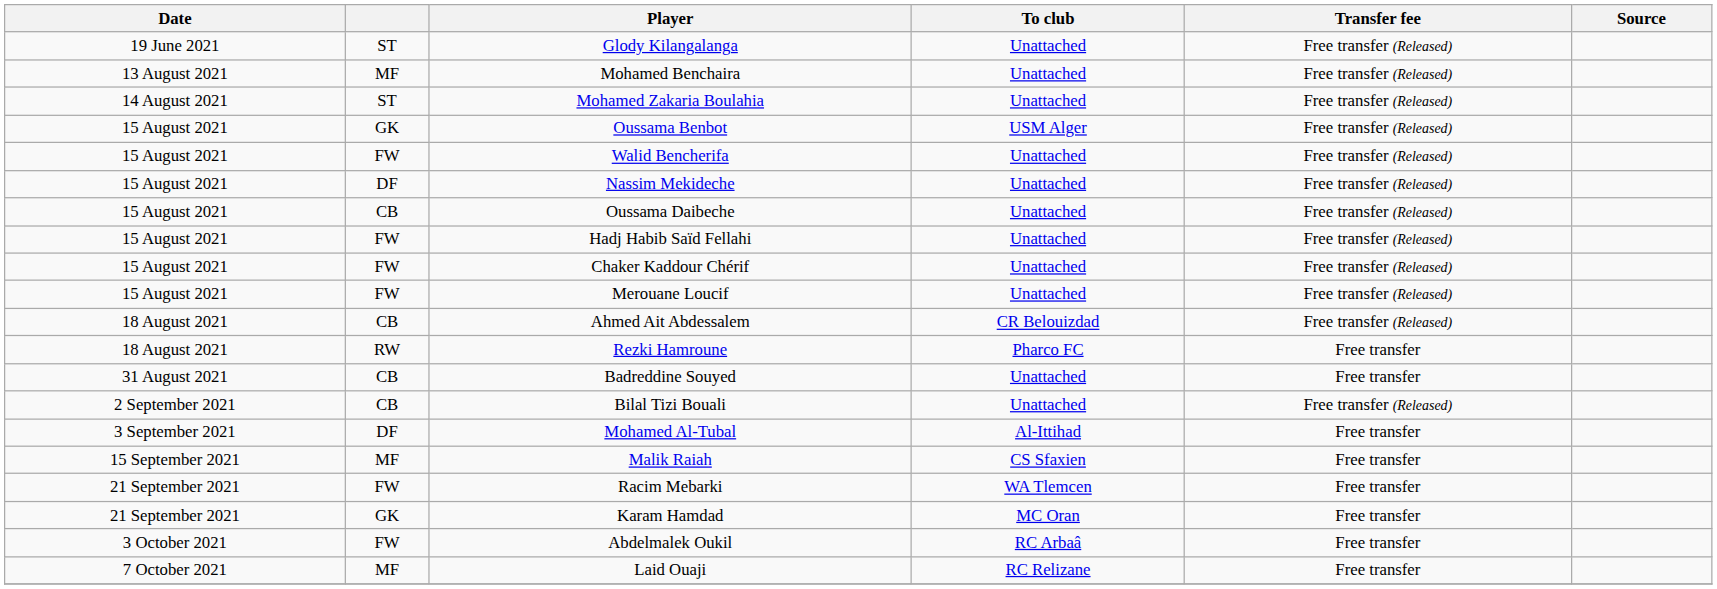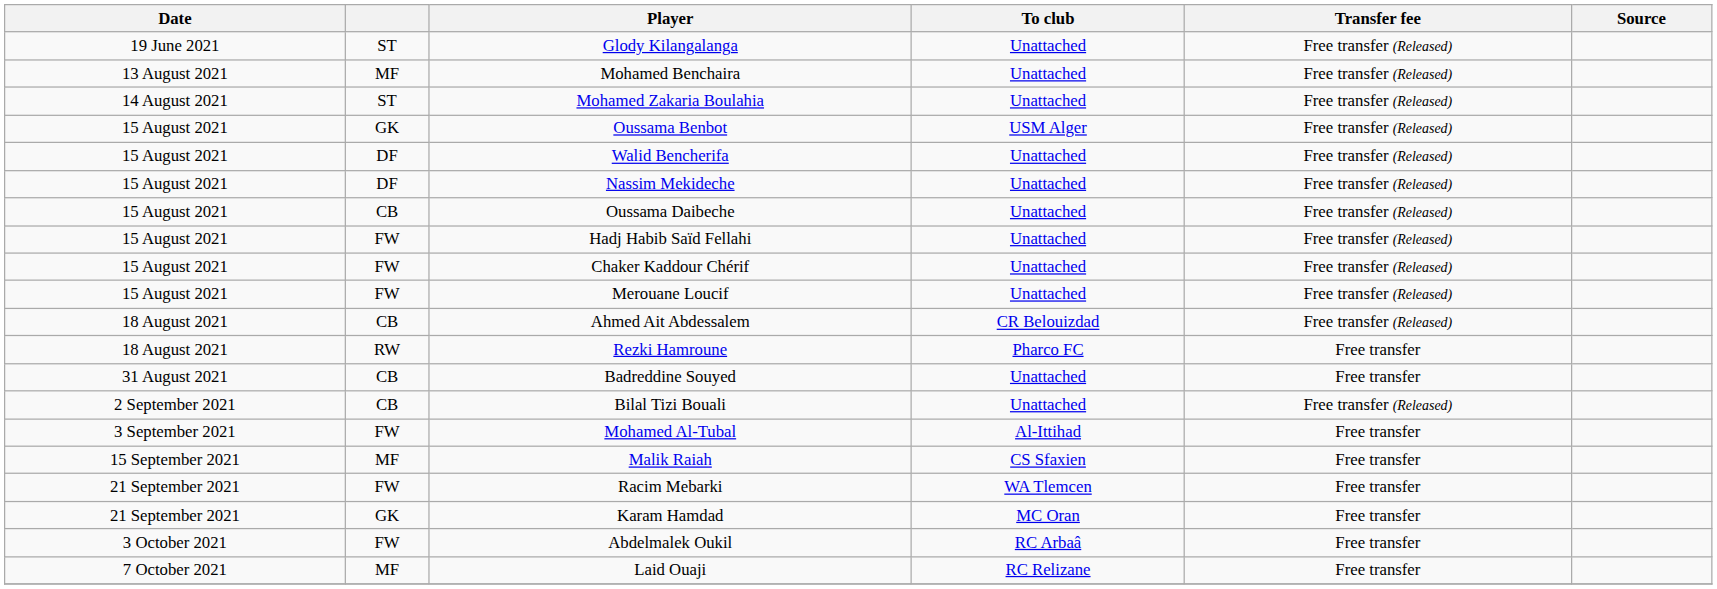(387, 155) FW -> (387, 155) DF
(387, 431) DF -> (387, 431) FW
